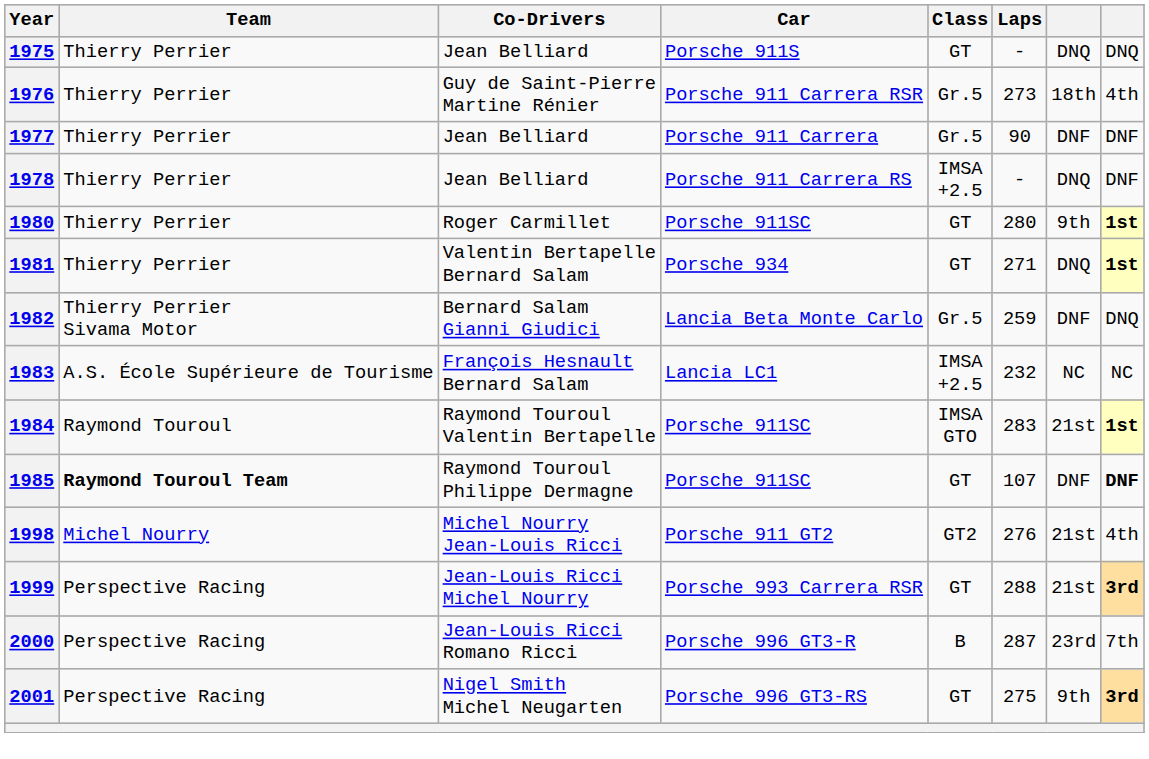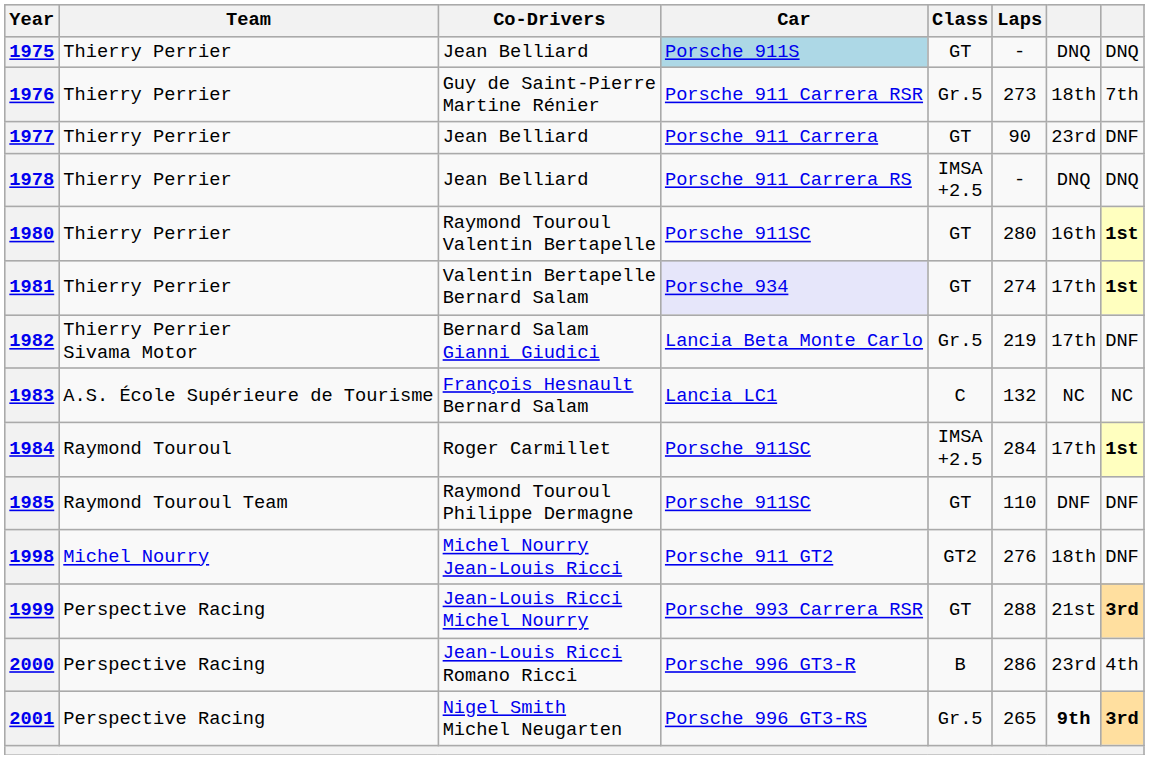(732, 52) no background -> (732, 52) lightblue background
(1122, 94) 4th -> (1122, 94) 7th
(960, 137) Gr.5 -> (960, 137) GT
(1074, 137) DNF -> (1074, 137) 23rd
(1122, 180) DNF -> (1122, 180) DNQ
(527, 222) Roger Carmillet -> (549, 233) Raymond Touroul Valentin Bertapelle
(1074, 222) 9th -> (1074, 233) 16th
(727, 265) no background -> (727, 287) lavender background
(1020, 265) 271 -> (1020, 287) 274
(1074, 265) DNQ -> (1074, 287) 17th
(1020, 319) 259 -> (1020, 341) 219
(1074, 319) DNF -> (1074, 341) 17th
(1122, 319) DNQ -> (1122, 341) DNF
(960, 373) IMSA +2.5 -> (960, 395) C
(1020, 373) 232 -> (1020, 395) 132
(549, 426) Raymond Touroul Valentin Bertapelle -> (527, 449) Roger Carmillet
(960, 426) IMSA GTO -> (960, 449) IMSA +2.5
(1020, 426) 283 -> (1020, 449) 284
(1074, 426) 21st -> (1074, 449) 17th
(176, 480) bold -> (176, 503) normal
(1020, 480) 107 -> (1020, 503) 110
(1122, 480) bold -> (1122, 503) normal
(1074, 534) 21st -> (1074, 557) 18th
(1122, 534) 4th -> (1122, 557) DNF
(1020, 642) 287 -> (1020, 664) 286
(1122, 642) 7th -> (1122, 664) 4th
(960, 696) GT -> (960, 718) Gr.5
(1020, 696) 275 -> (1020, 718) 265
(1074, 696) normal -> (1074, 718) bold
